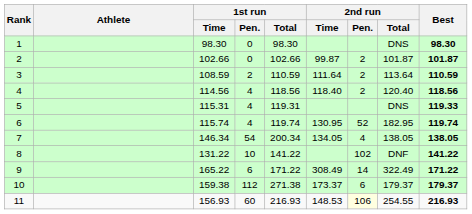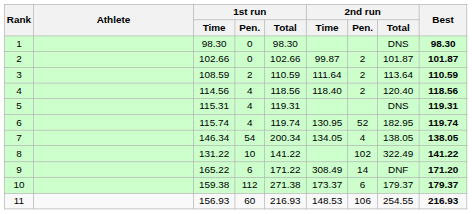(443, 106) 119.33 -> (443, 106) 119.31
(398, 153) DNF -> (398, 153) 322.49
(398, 169) 322.49 -> (398, 169) DNF
(443, 169) 171.22 -> (443, 169) 171.20
(363, 201) lightyellow background -> (363, 201) no background
